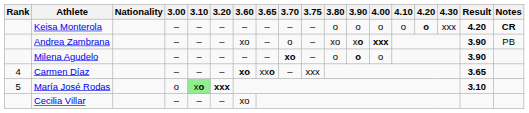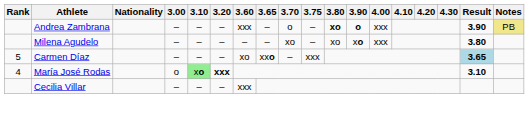- row: (68, 27)
(244, 42) xo -> (245, 27) xxx
(335, 42) normal -> (335, 27) bold
(358, 42) xo -> (358, 27) o
(381, 42) bold -> (381, 27) normal
(509, 42) no background -> (509, 27) khaki background
(290, 57) bold -> (290, 42) normal
(335, 57) o -> (335, 42) xo
(358, 57) o -> (358, 42) xo
(381, 57) o -> (381, 42) xxx
(477, 57) 3.90 -> (477, 42) 3.80
(18, 72) 4 -> (18, 57) 5
(244, 72) bold -> (244, 57) normal
(477, 72) no background -> (477, 57) lightblue background
(18, 87) 5 -> (18, 72) 4
(244, 101) xo -> (245, 87) xxx
